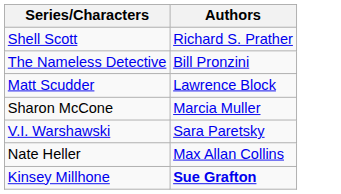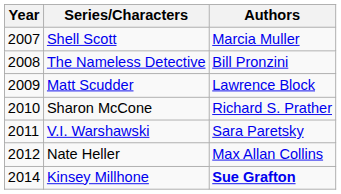+ column: (24, 16)
(233, 39) Richard S. Prather -> (256, 39) Marcia Muller
(217, 108) Marcia Muller -> (272, 108) Richard S. Prather
